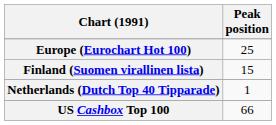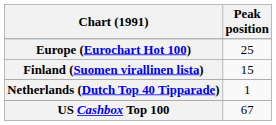(247, 110) 66 -> (247, 110) 67
